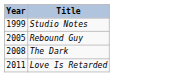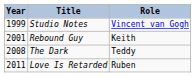+ column: (150, 11)
(16, 38) 2005 -> (16, 38) 2001
